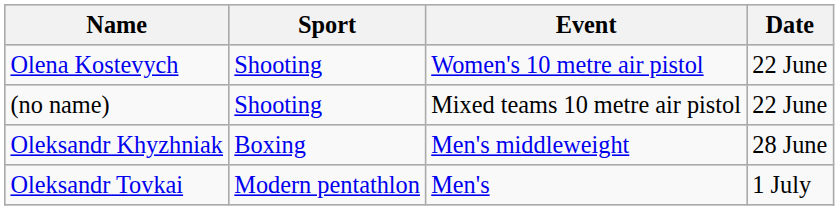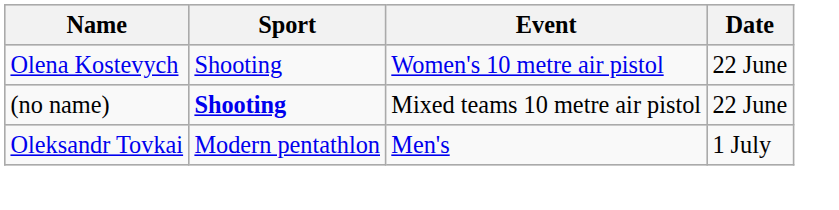(278, 104) normal -> (240, 104) bold
- row: (117, 145)
